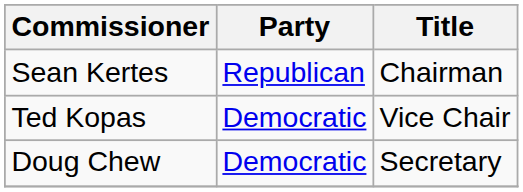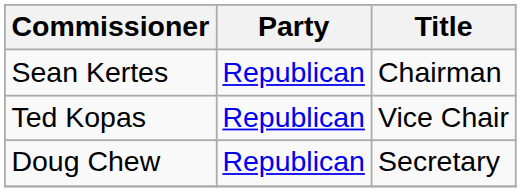(294, 117) Democratic -> (294, 117) Republican
(294, 162) Democratic -> (294, 162) Republican
